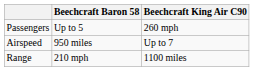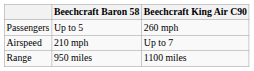(73, 43) 950 miles -> (71, 43) 210 mph
(71, 58) 210 mph -> (73, 58) 950 miles
